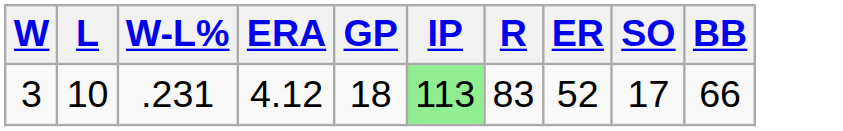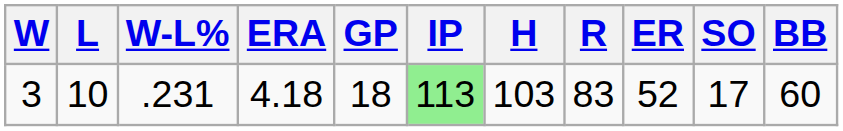+ column: (524, 34)
(286, 93) 4.12 -> (286, 93) 4.18
(720, 93) 66 -> (800, 93) 60
